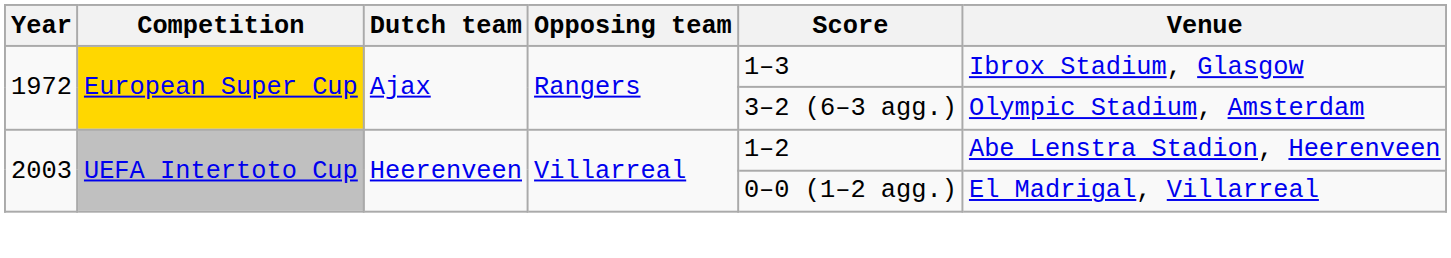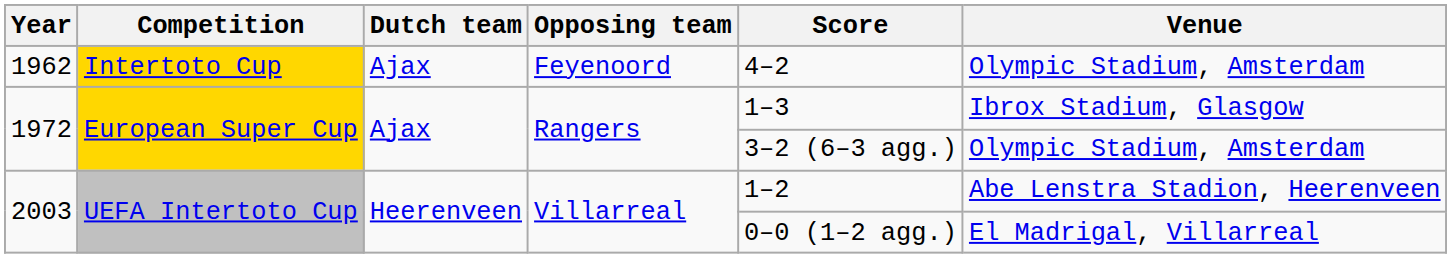+ row: (41, 67)
